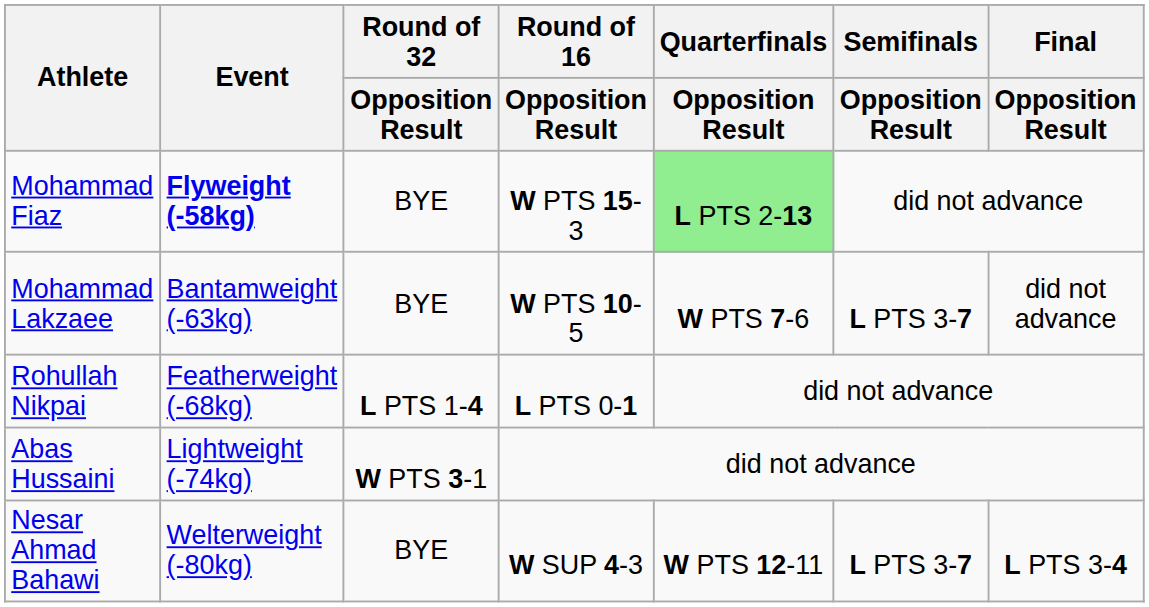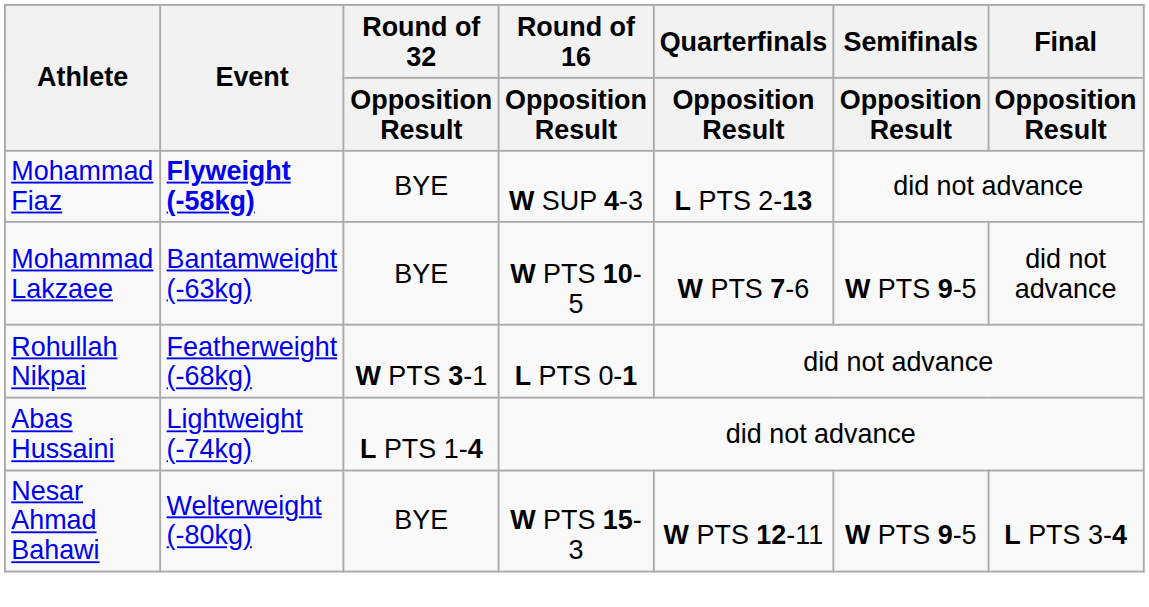(576, 216) W PTS 15-3 -> (576, 201) W SUP 4-3
(743, 216) lightgreen background -> (743, 201) no background
(911, 319) L PTS 3-7 -> (911, 289) W PTS 9-5
(421, 406) L PTS 1-4 -> (421, 376) W PTS 3-1
(421, 479) W PTS 3-1 -> (421, 449) L PTS 1-4
(576, 566) W SUP 4-3 -> (576, 536) W PTS 15-3
(911, 566) L PTS 3-7 -> (911, 536) W PTS 9-5
